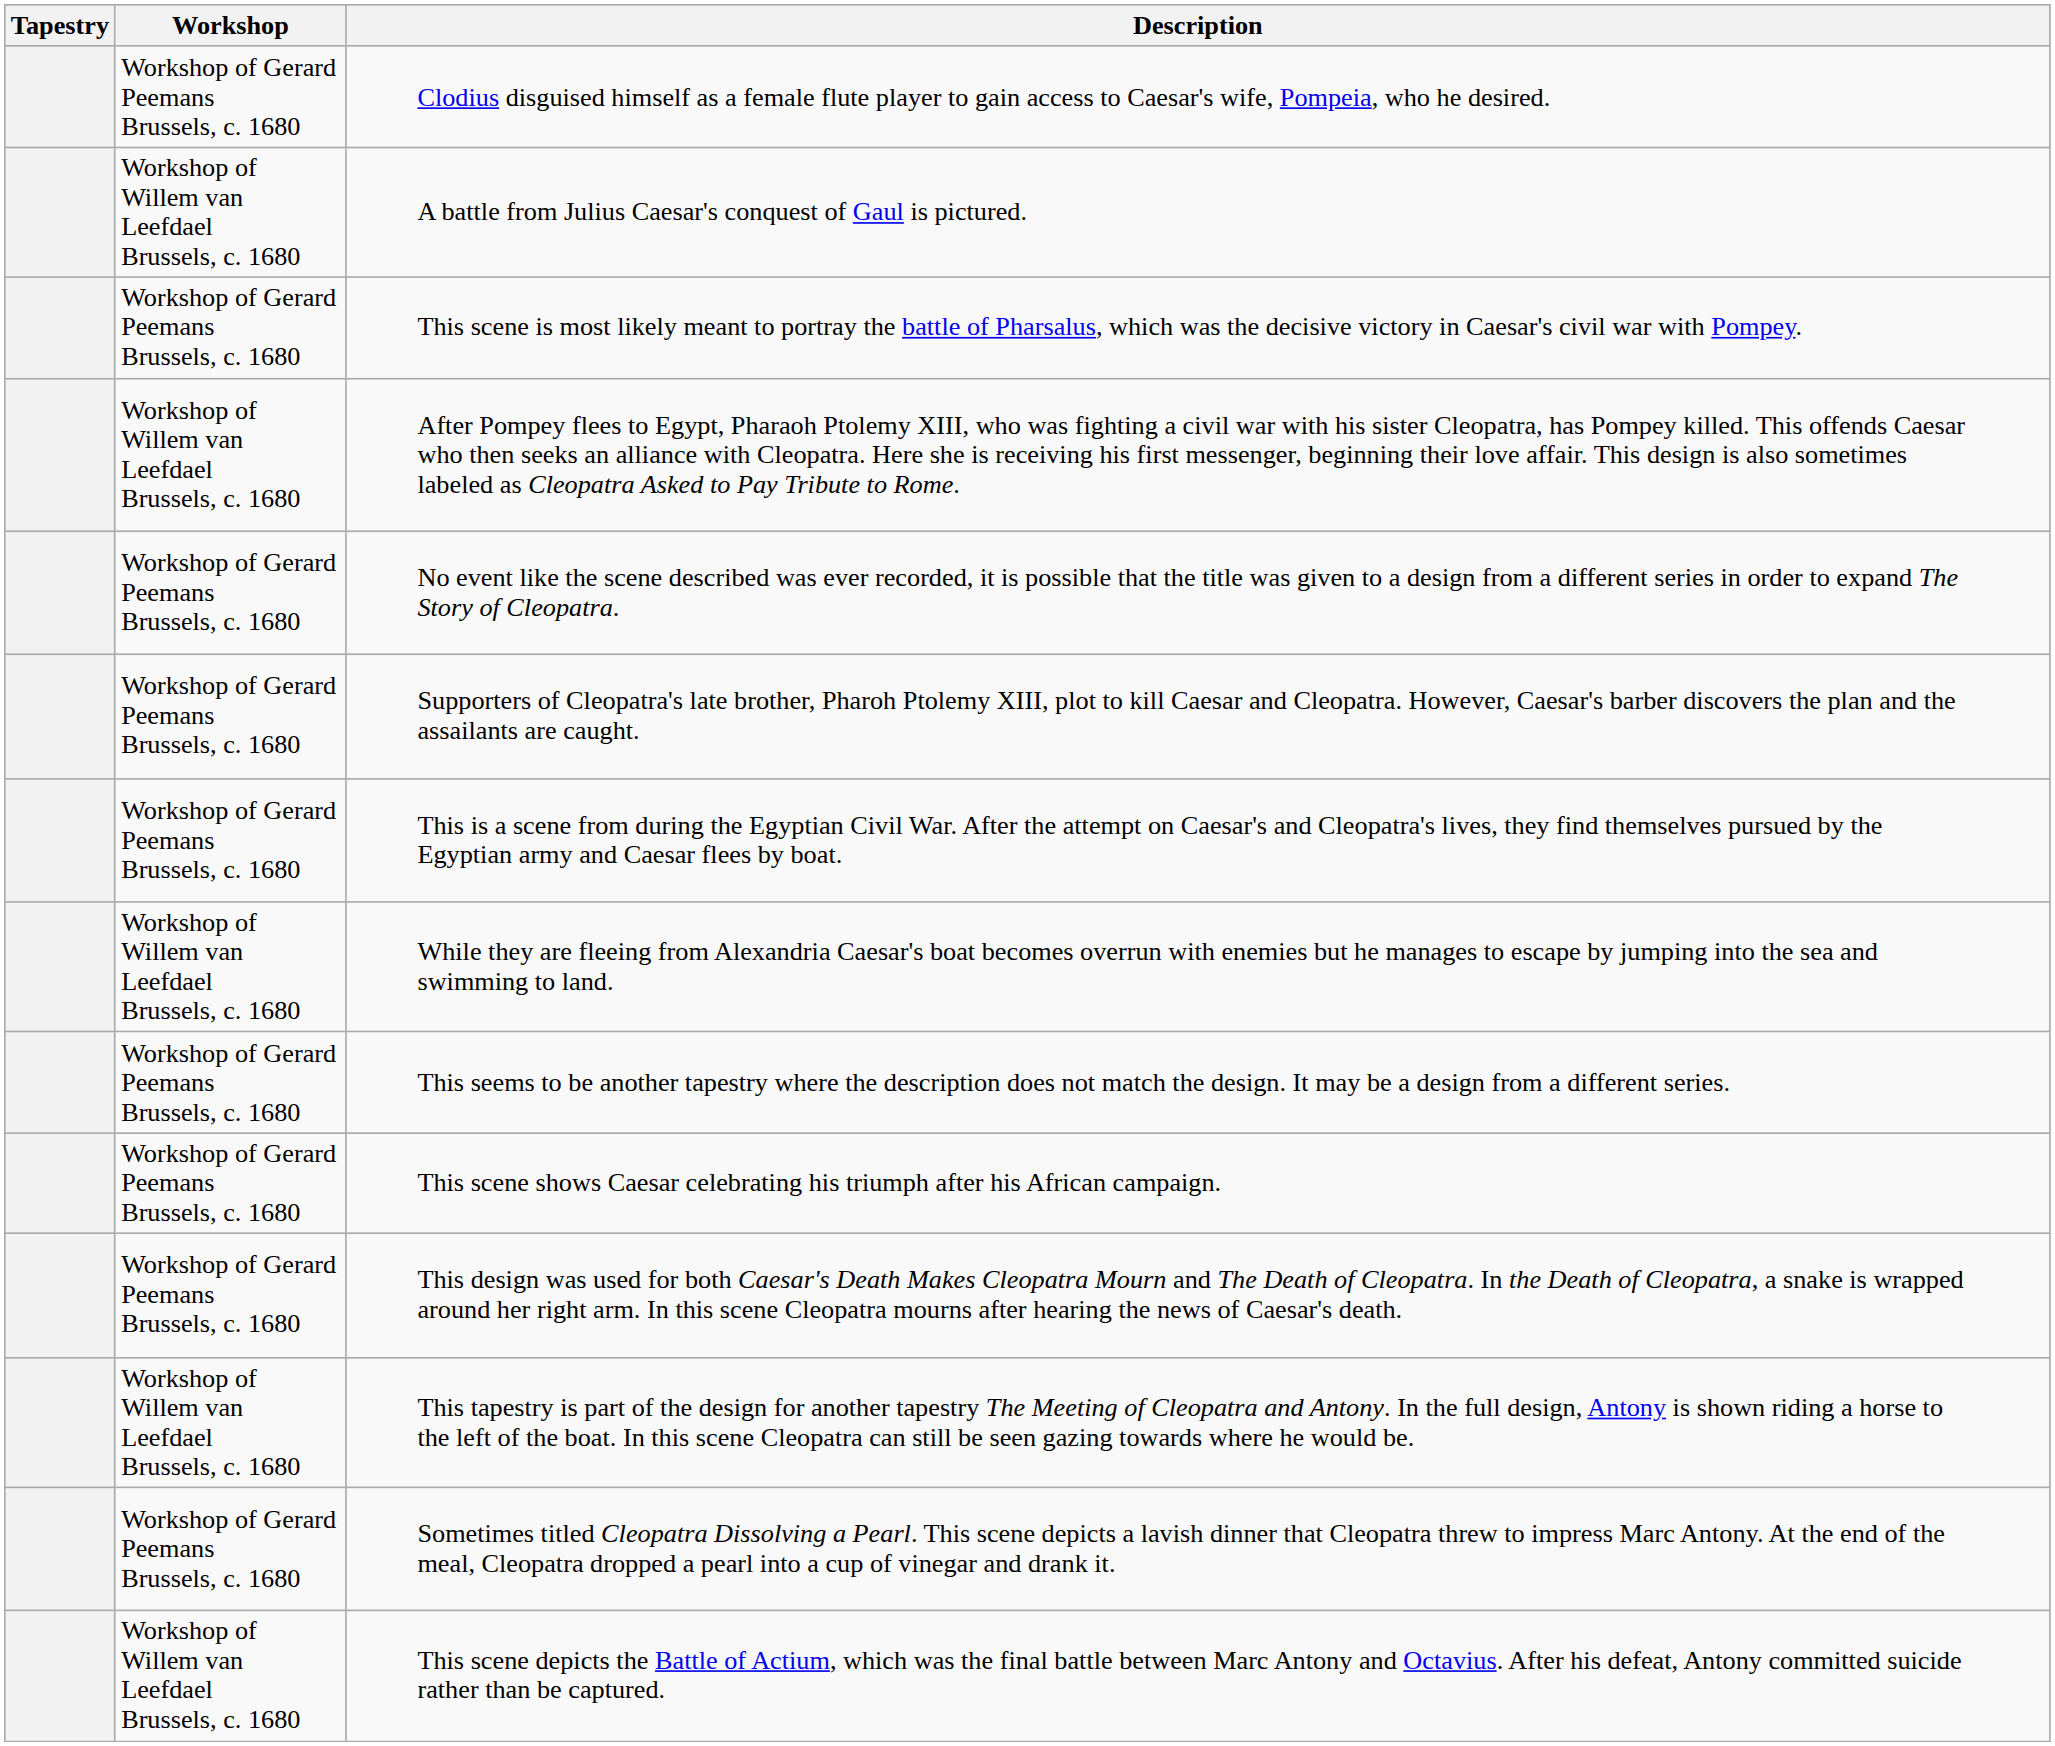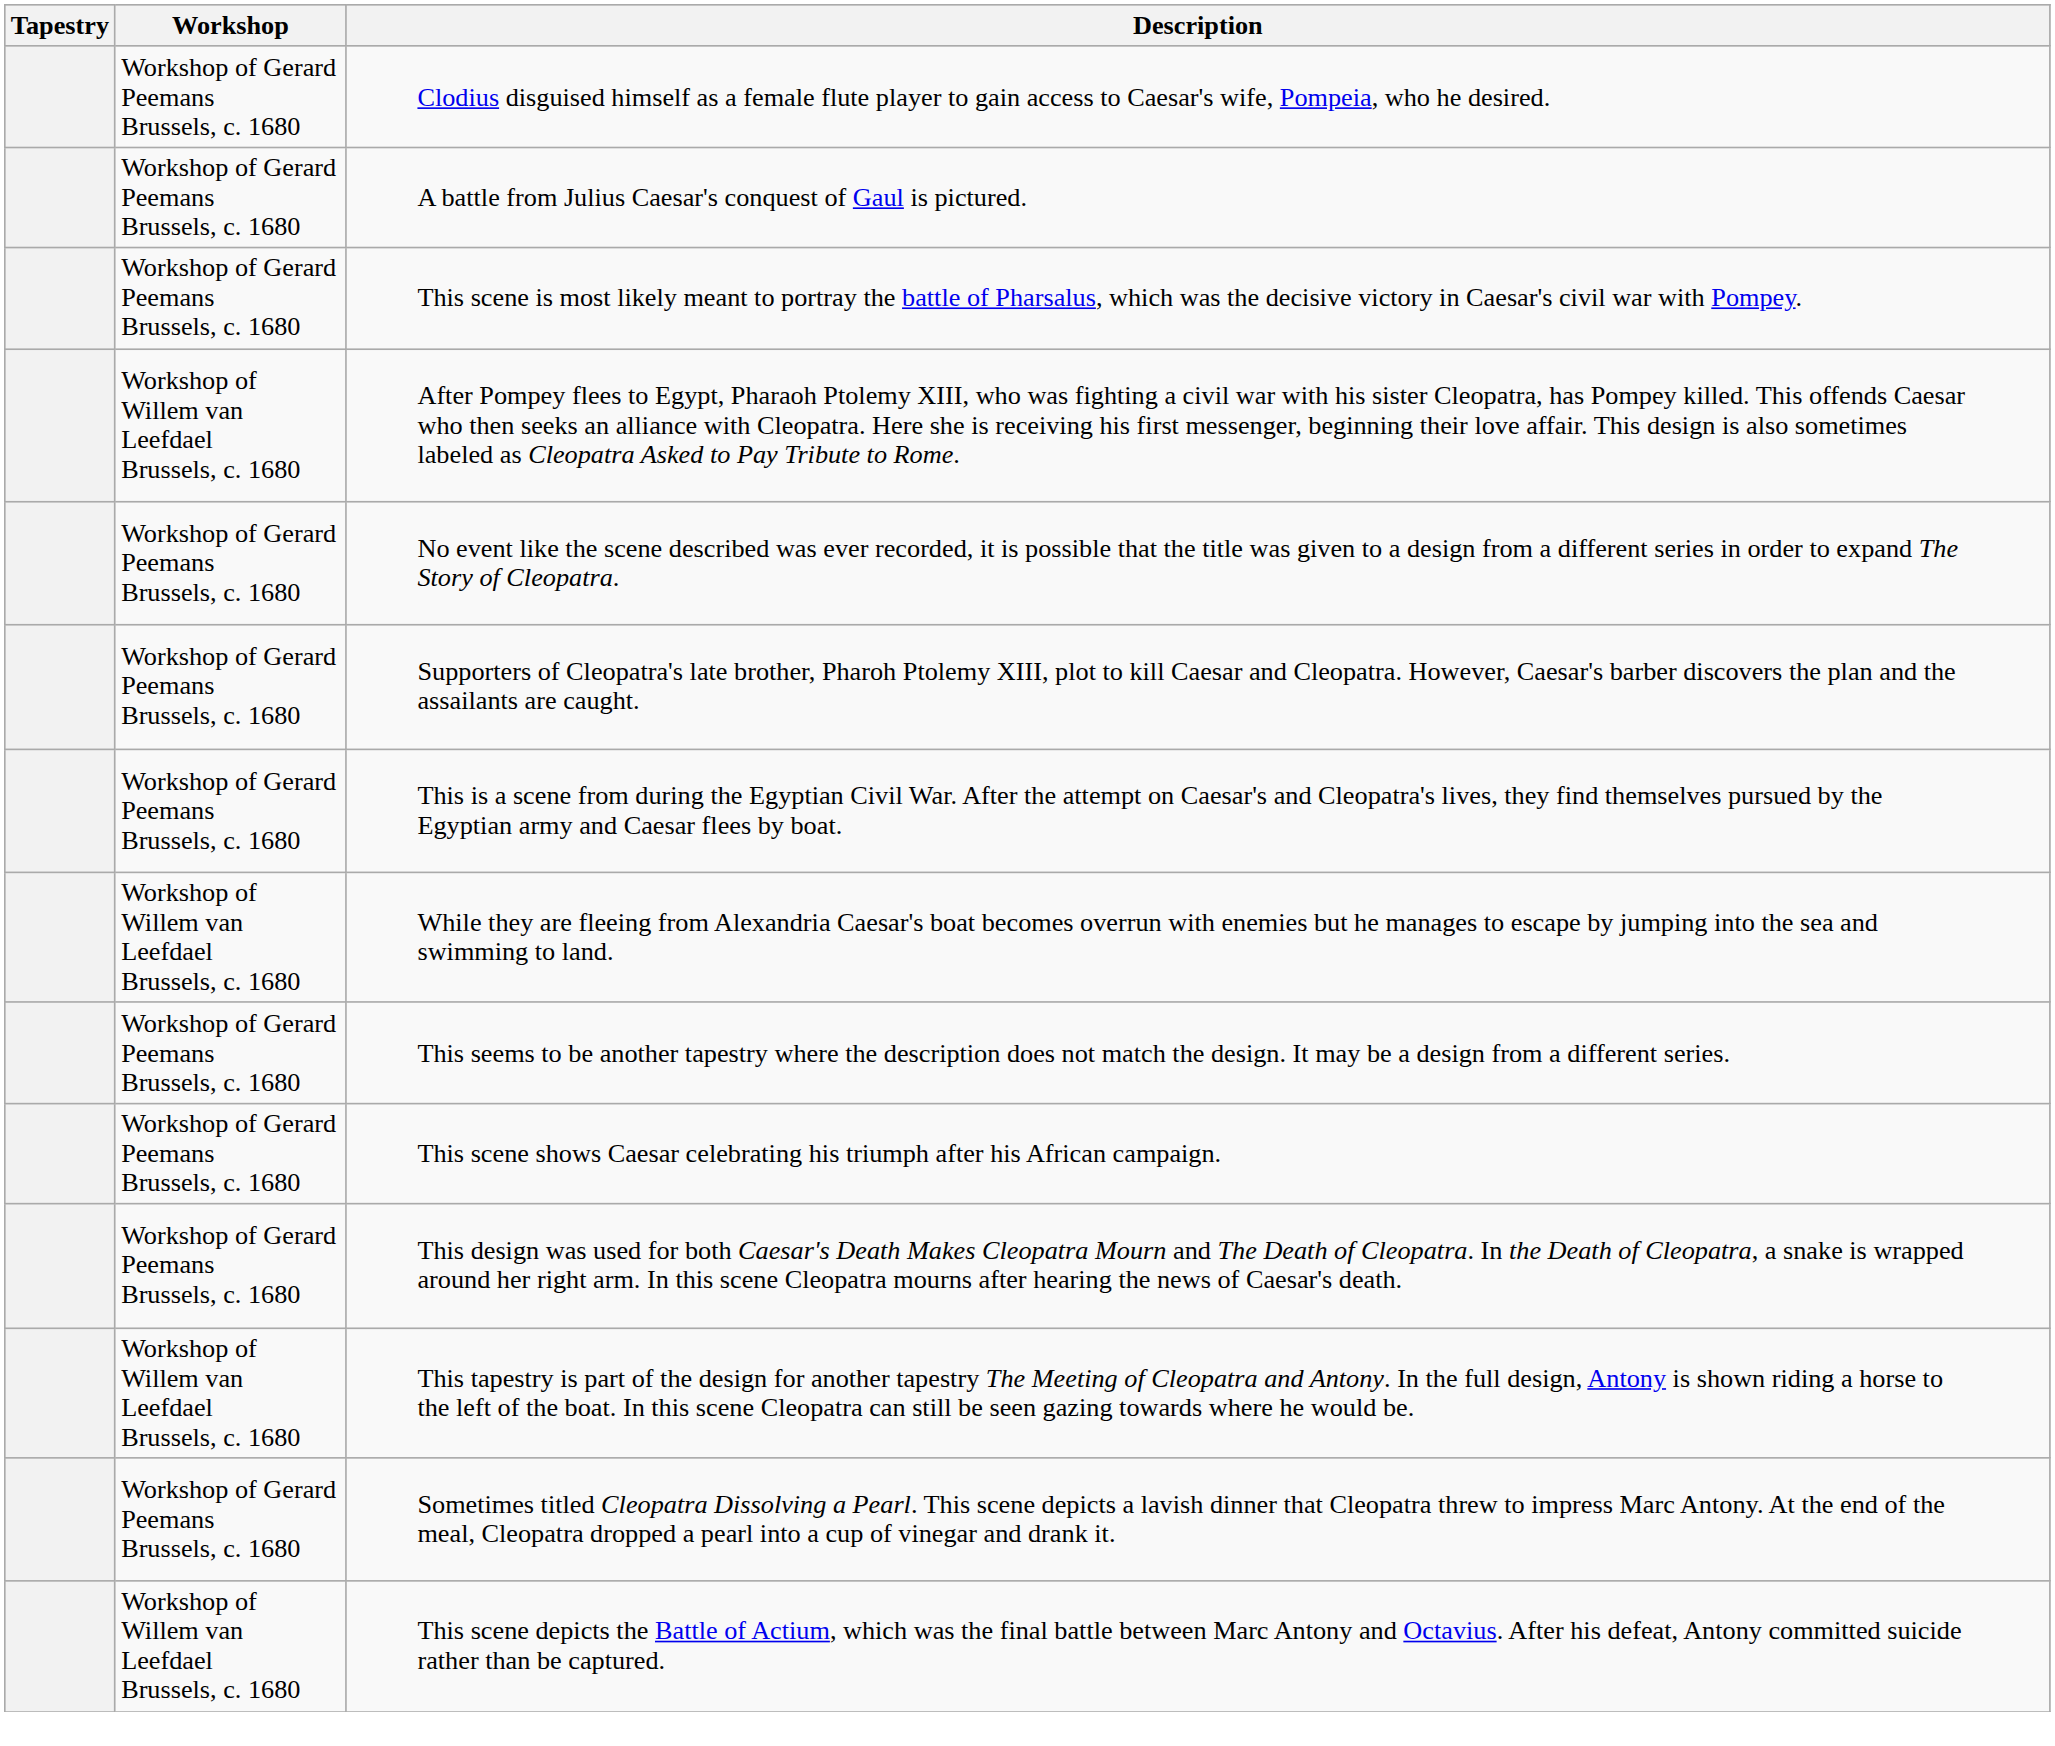(211, 211) Workshop of Willem van Leefdael Brussels, c. 1680 -> (229, 197) Workshop of Gerard Peemans Brussels, c. 1680
